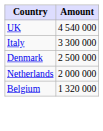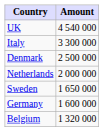+ row: (22, 88)
+ row: (25, 104)
